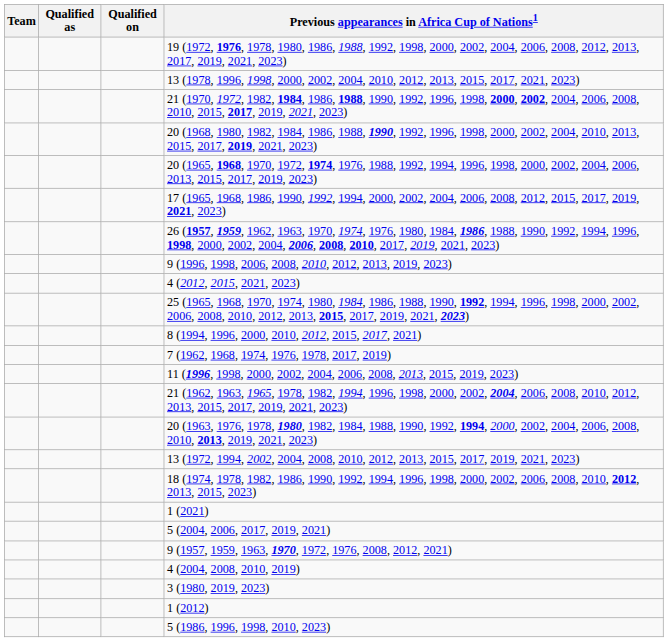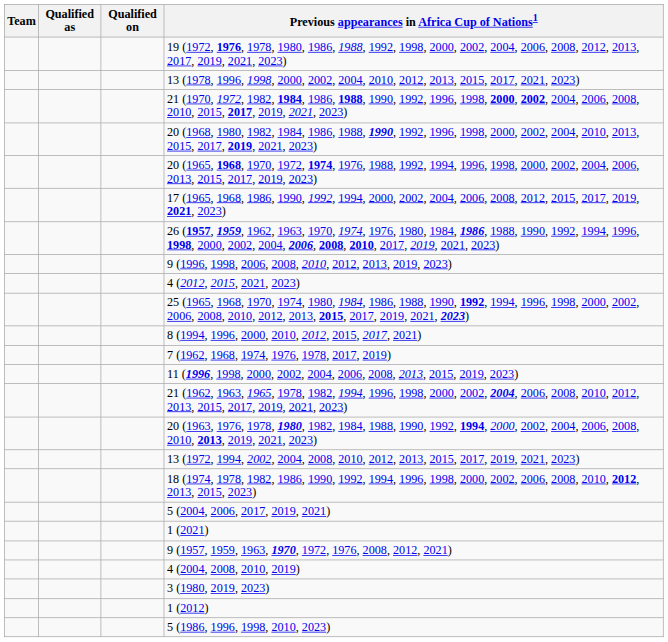rows swapped: (249, 531) <-> (188, 511)
